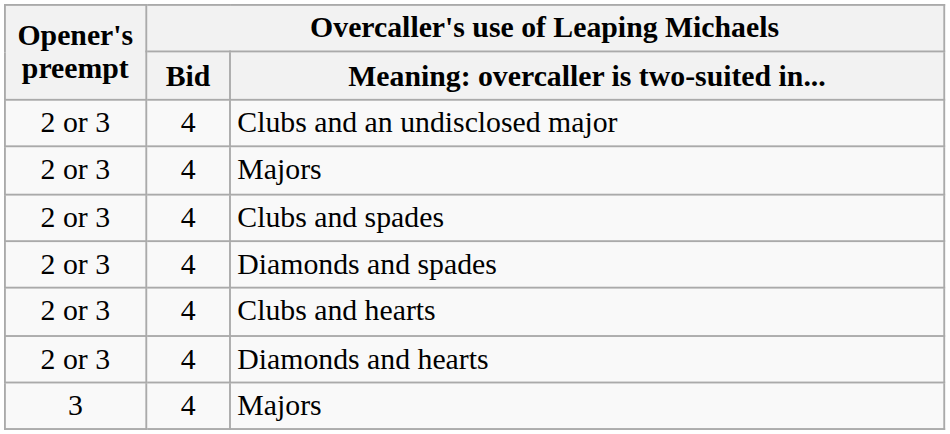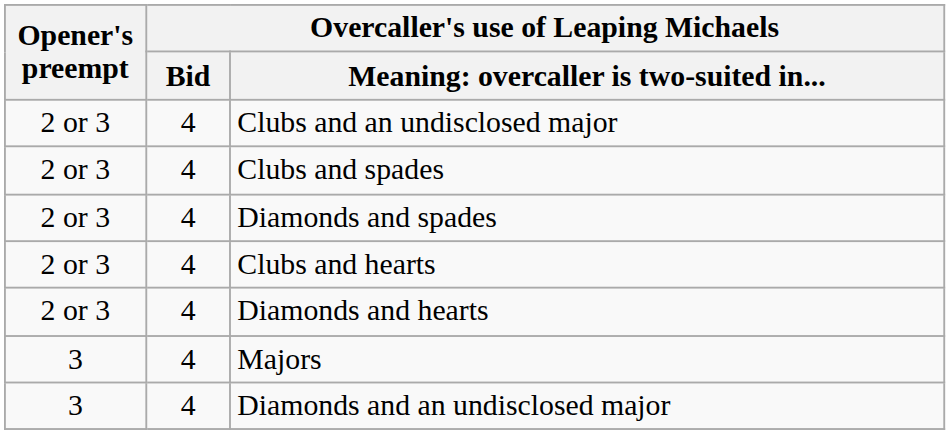- row: (75, 169)
+ row: (75, 405)
